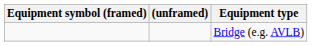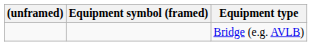columns swapped: (77, 13) <-> (180, 13)
